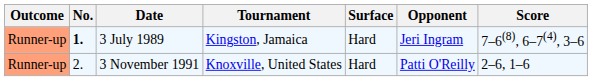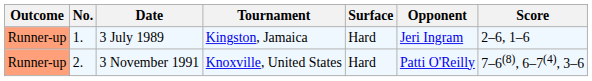(78, 39) bold -> (78, 37) normal
(533, 39) 7–6(8), 6–7(4), 3–6 -> (505, 37) 2–6, 1–6
(505, 63) 2–6, 1–6 -> (533, 61) 7–6(8), 6–7(4), 3–6
